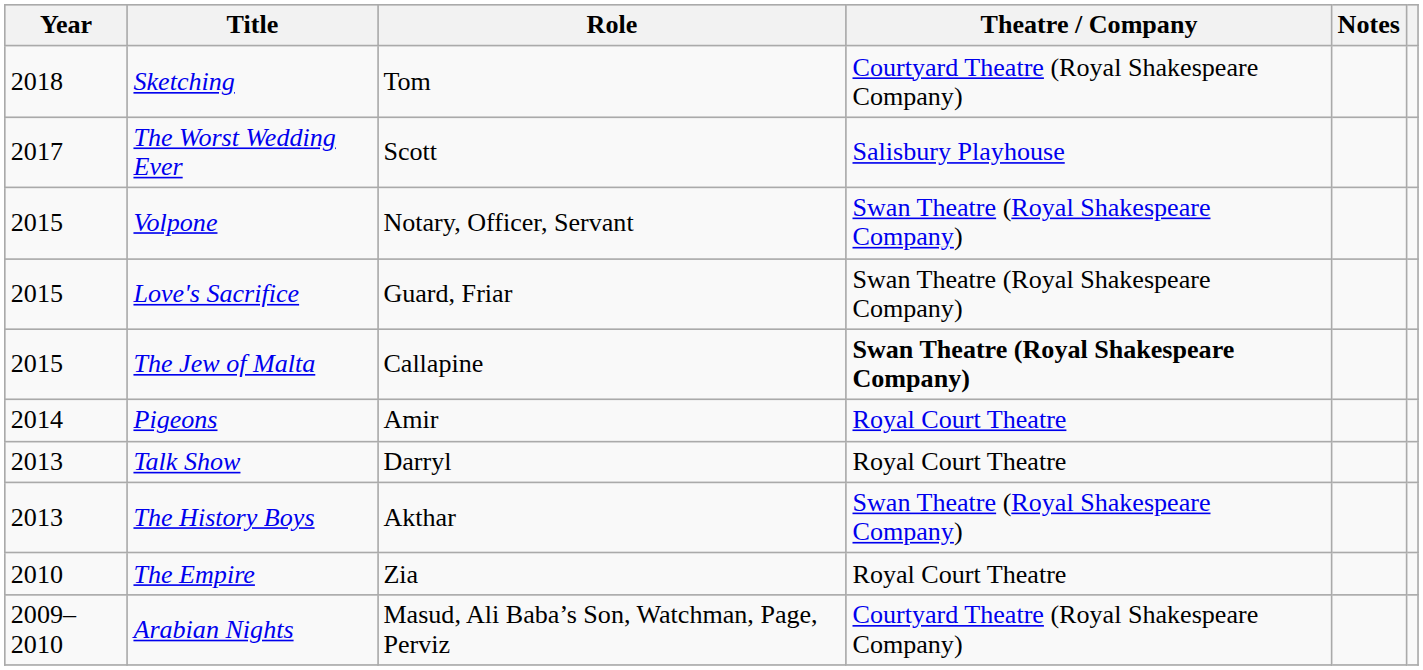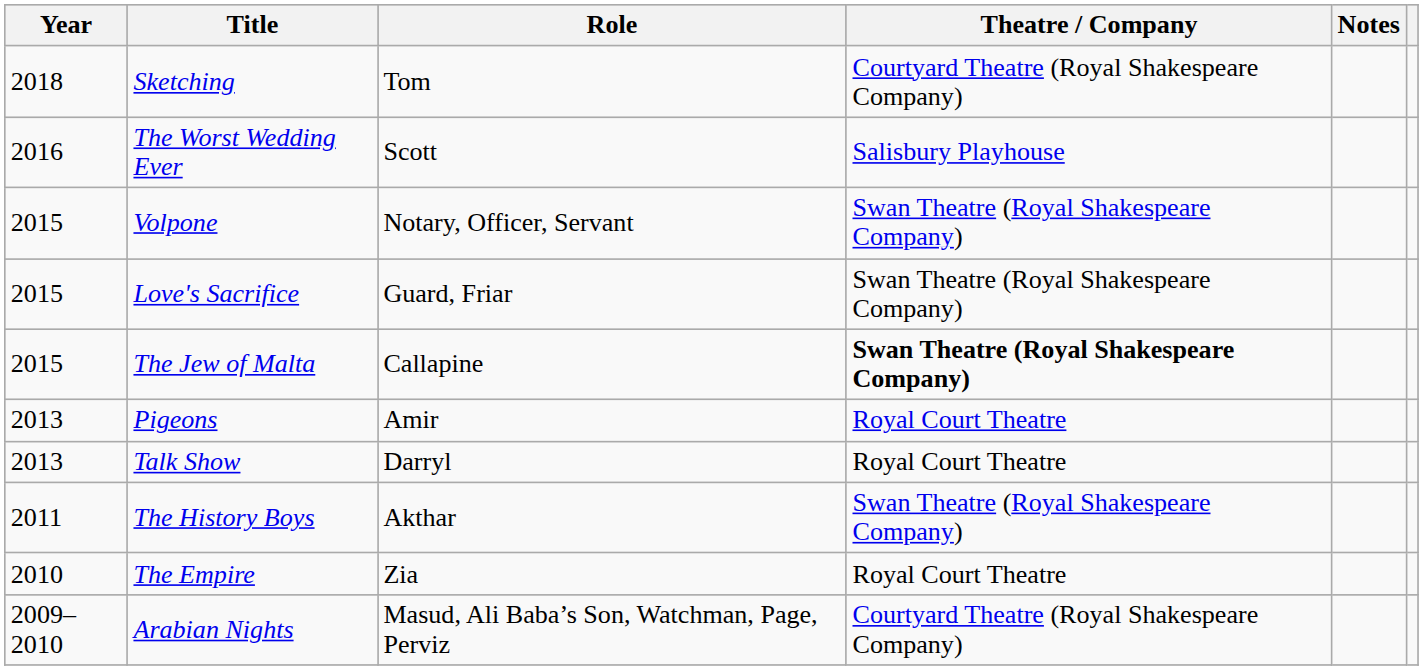(37, 151) 2017 -> (37, 151) 2016
(37, 420) 2014 -> (37, 420) 2013
(37, 517) 2013 -> (36, 517) 2011
